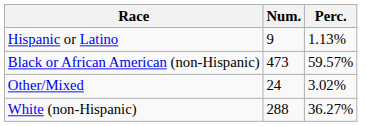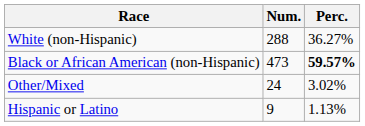rows swapped: (72, 109) <-> (63, 39)
(331, 62) normal -> (332, 62) bold
